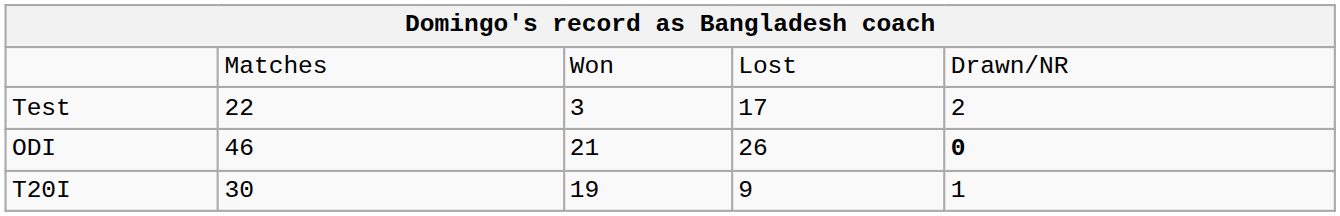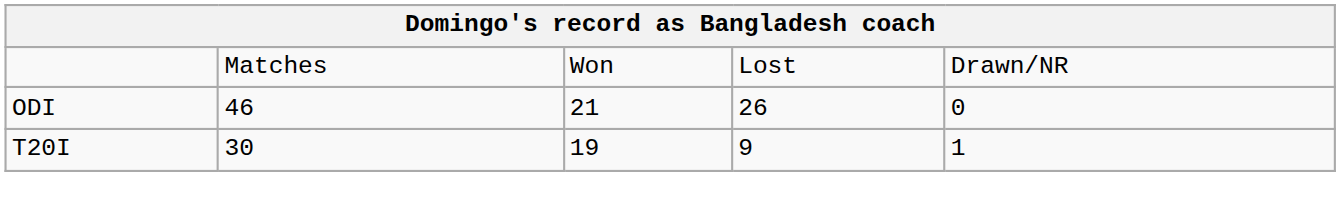- row: (41, 108)
(958, 149) bold -> (958, 108) normal
